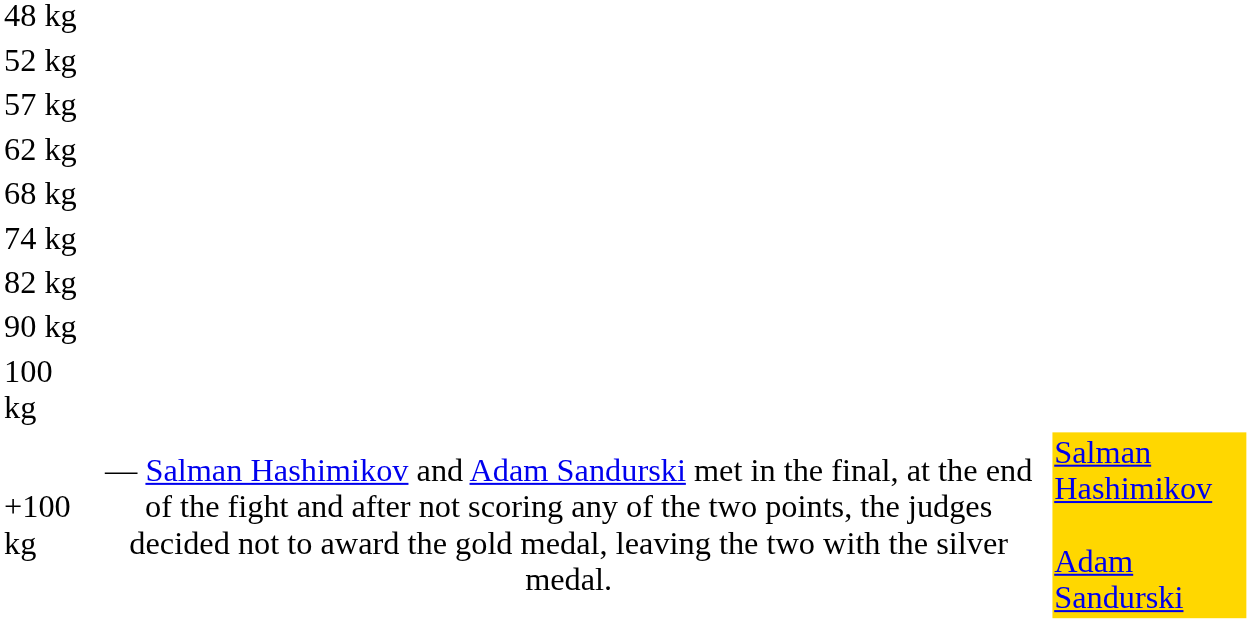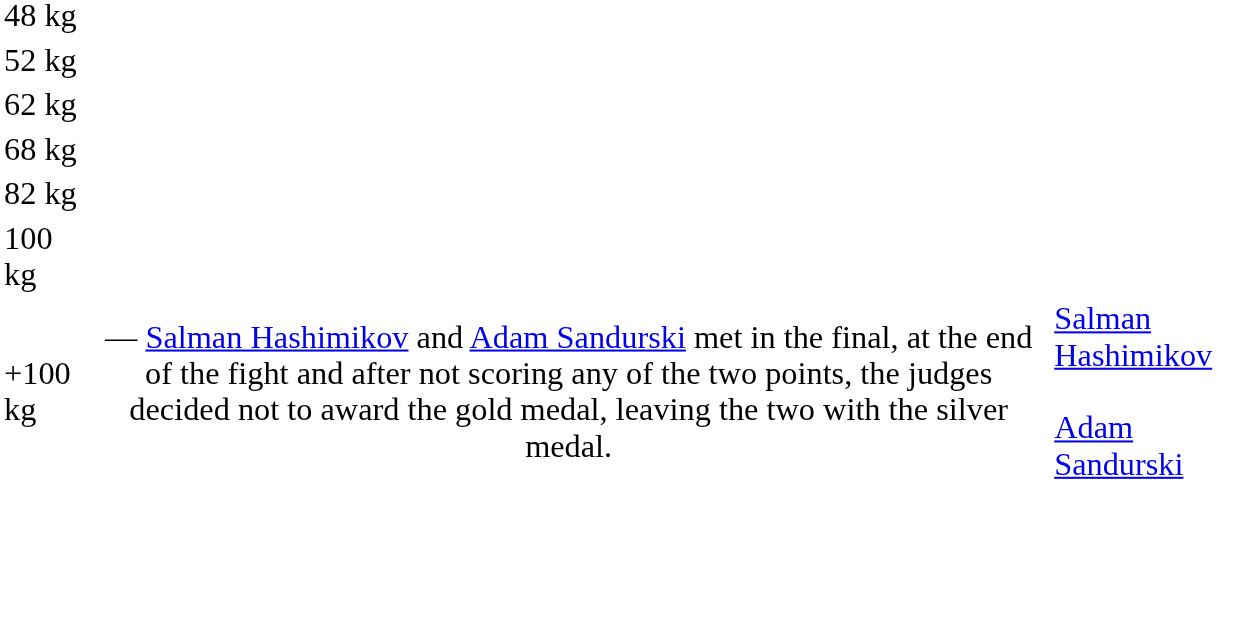- row: (40, 104)
- row: (40, 237)
- row: (40, 326)
(1133, 524) gold background -> (1133, 391) no background
